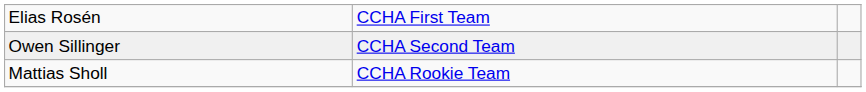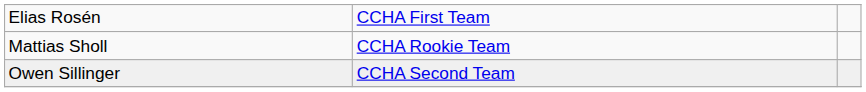rows swapped: (64, 45) <-> (58, 73)
